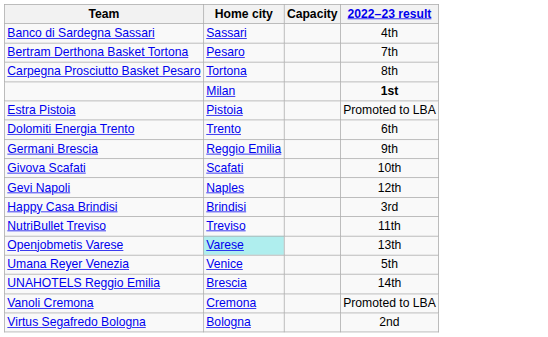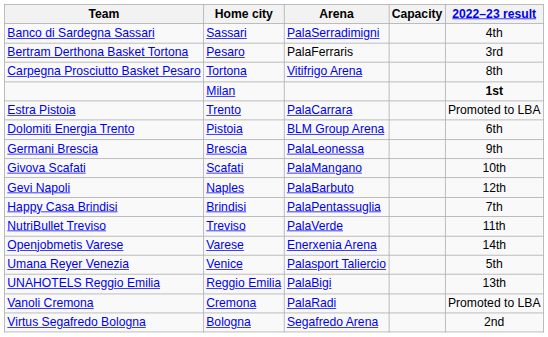+ column: (336, 14)
(389, 52) 7th -> (494, 52) 3rd
(225, 110) Pistoia -> (224, 110) Trento
(224, 129) Trento -> (225, 129) Pistoia
(244, 149) Reggio Emilia -> (227, 149) Brescia
(389, 206) 3rd -> (494, 206) 7th
(225, 245) paleturquoise background -> (225, 245) no background
(389, 245) 13th -> (494, 245) 14th
(227, 284) Brescia -> (244, 284) Reggio Emilia
(389, 284) 14th -> (494, 284) 13th
